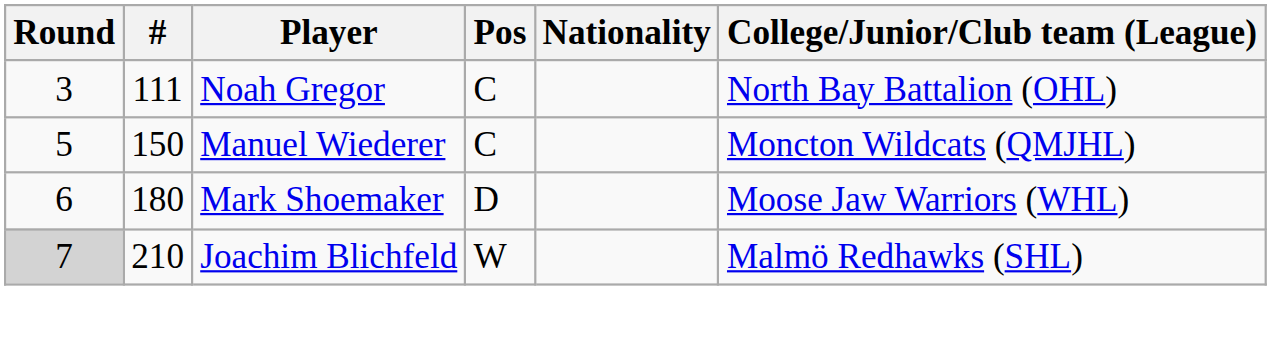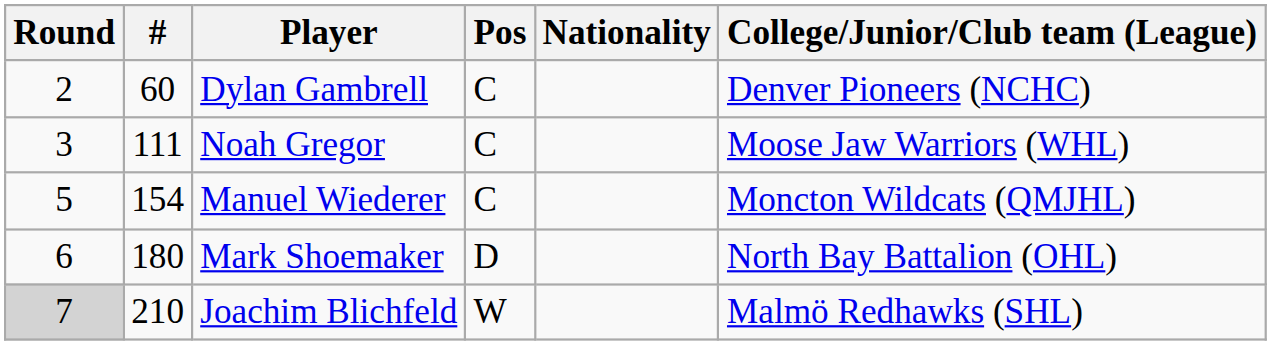+ row: (314, 88)
(922, 88) North Bay Battalion (OHL) -> (928, 144) Moose Jaw Warriors (WHL)
(158, 144) 150 -> (158, 199) 154
(928, 199) Moose Jaw Warriors (WHL) -> (922, 255) North Bay Battalion (OHL)
